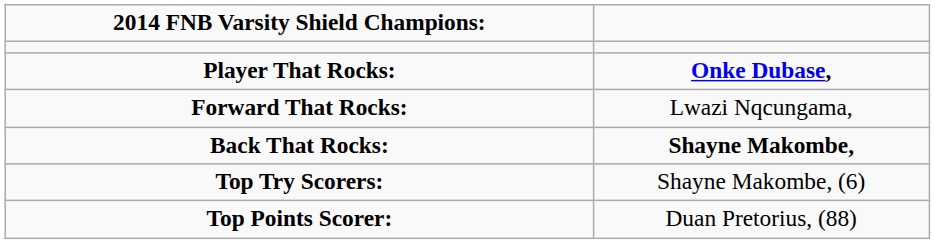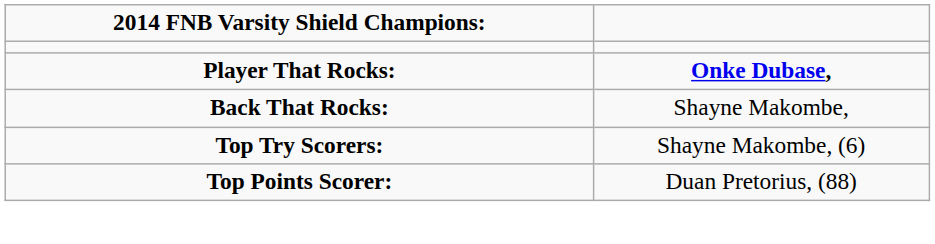- row: (299, 107)
(761, 144) bold -> (761, 107) normal
